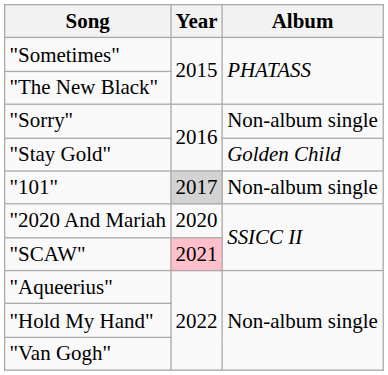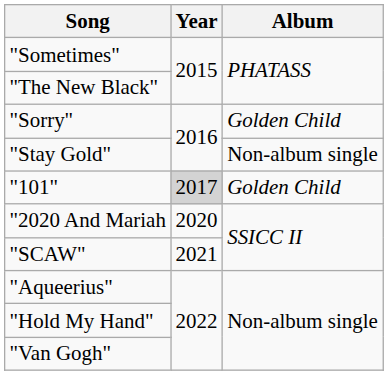(303, 120) Non-album single -> (284, 120) Golden Child
(284, 154) Golden Child -> (303, 154) Non-album single
(303, 187) Non-album single -> (284, 187) Golden Child
(197, 253) pink background -> (197, 253) no background
